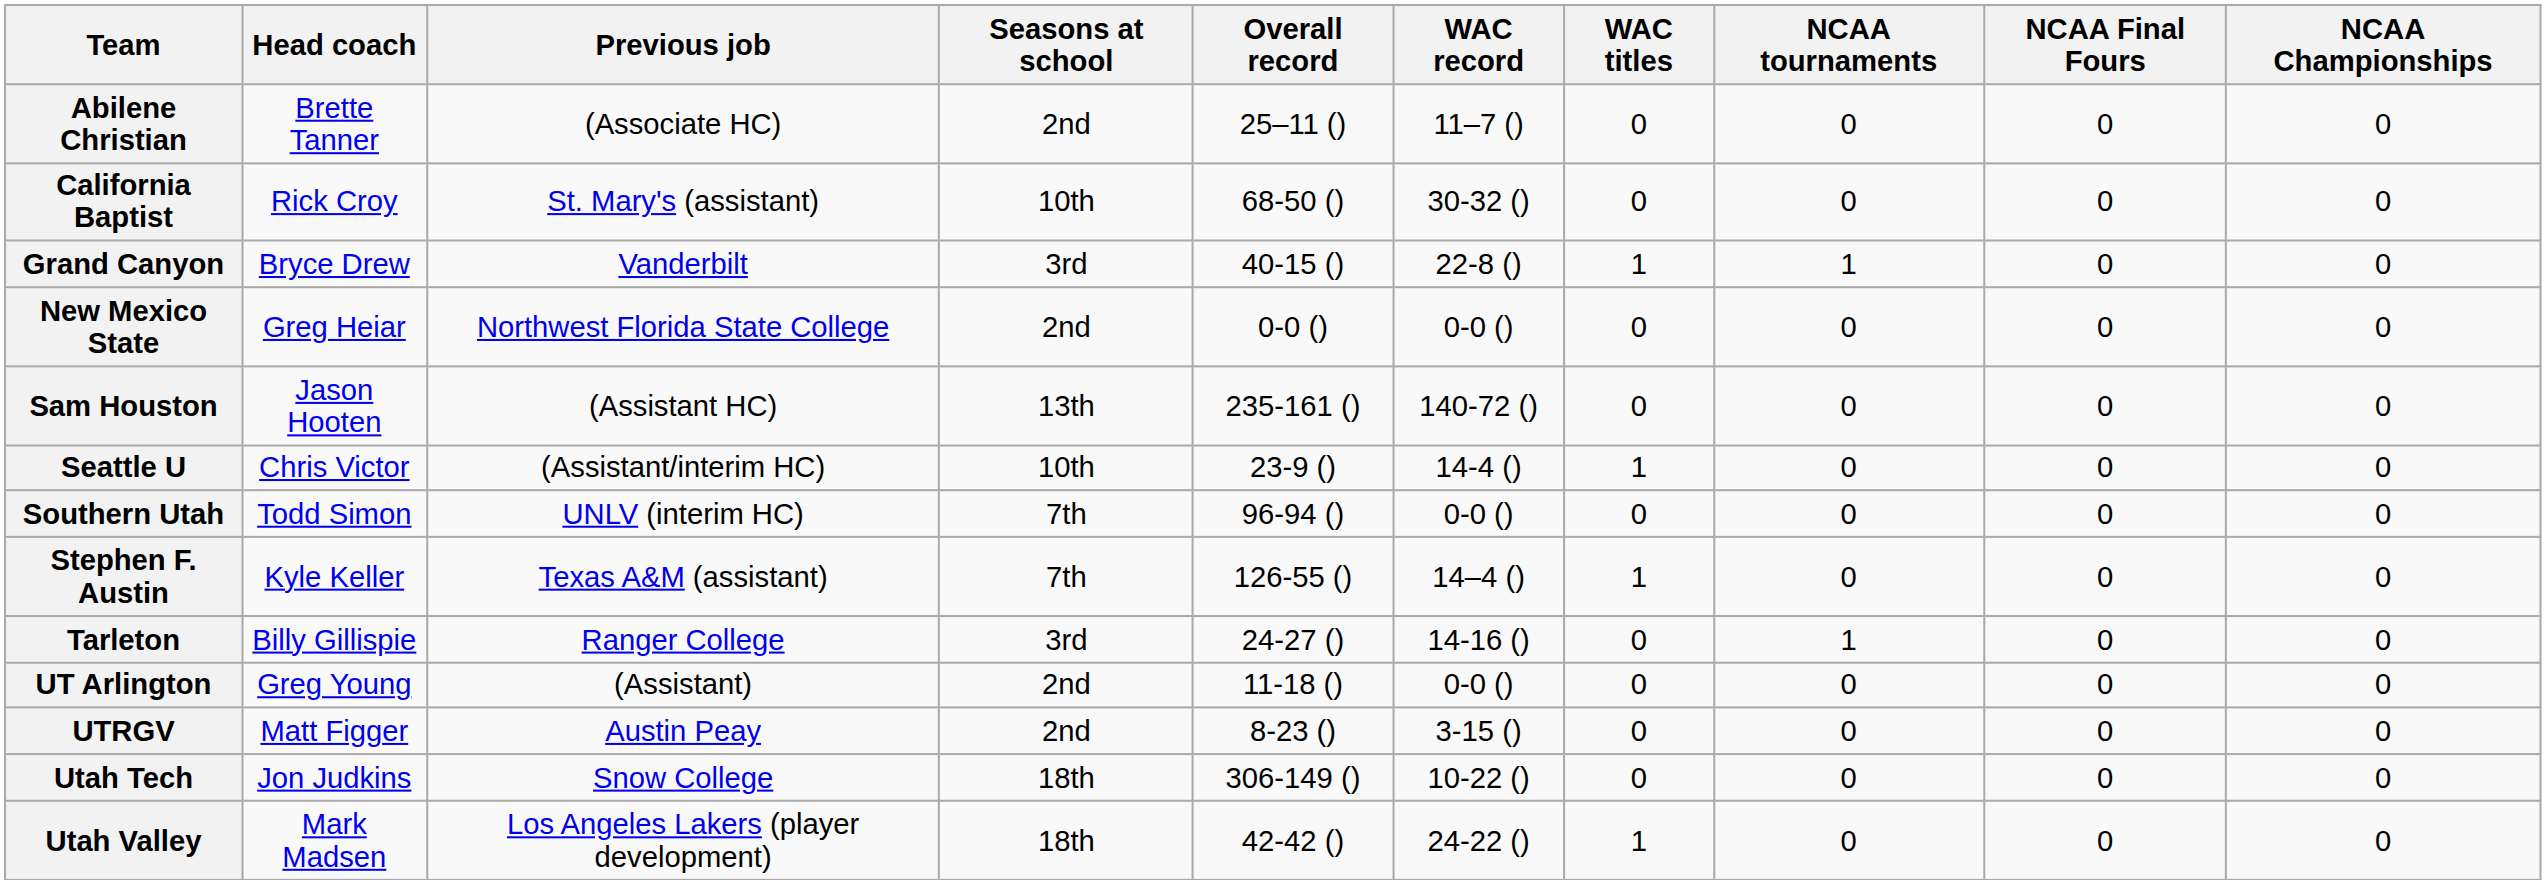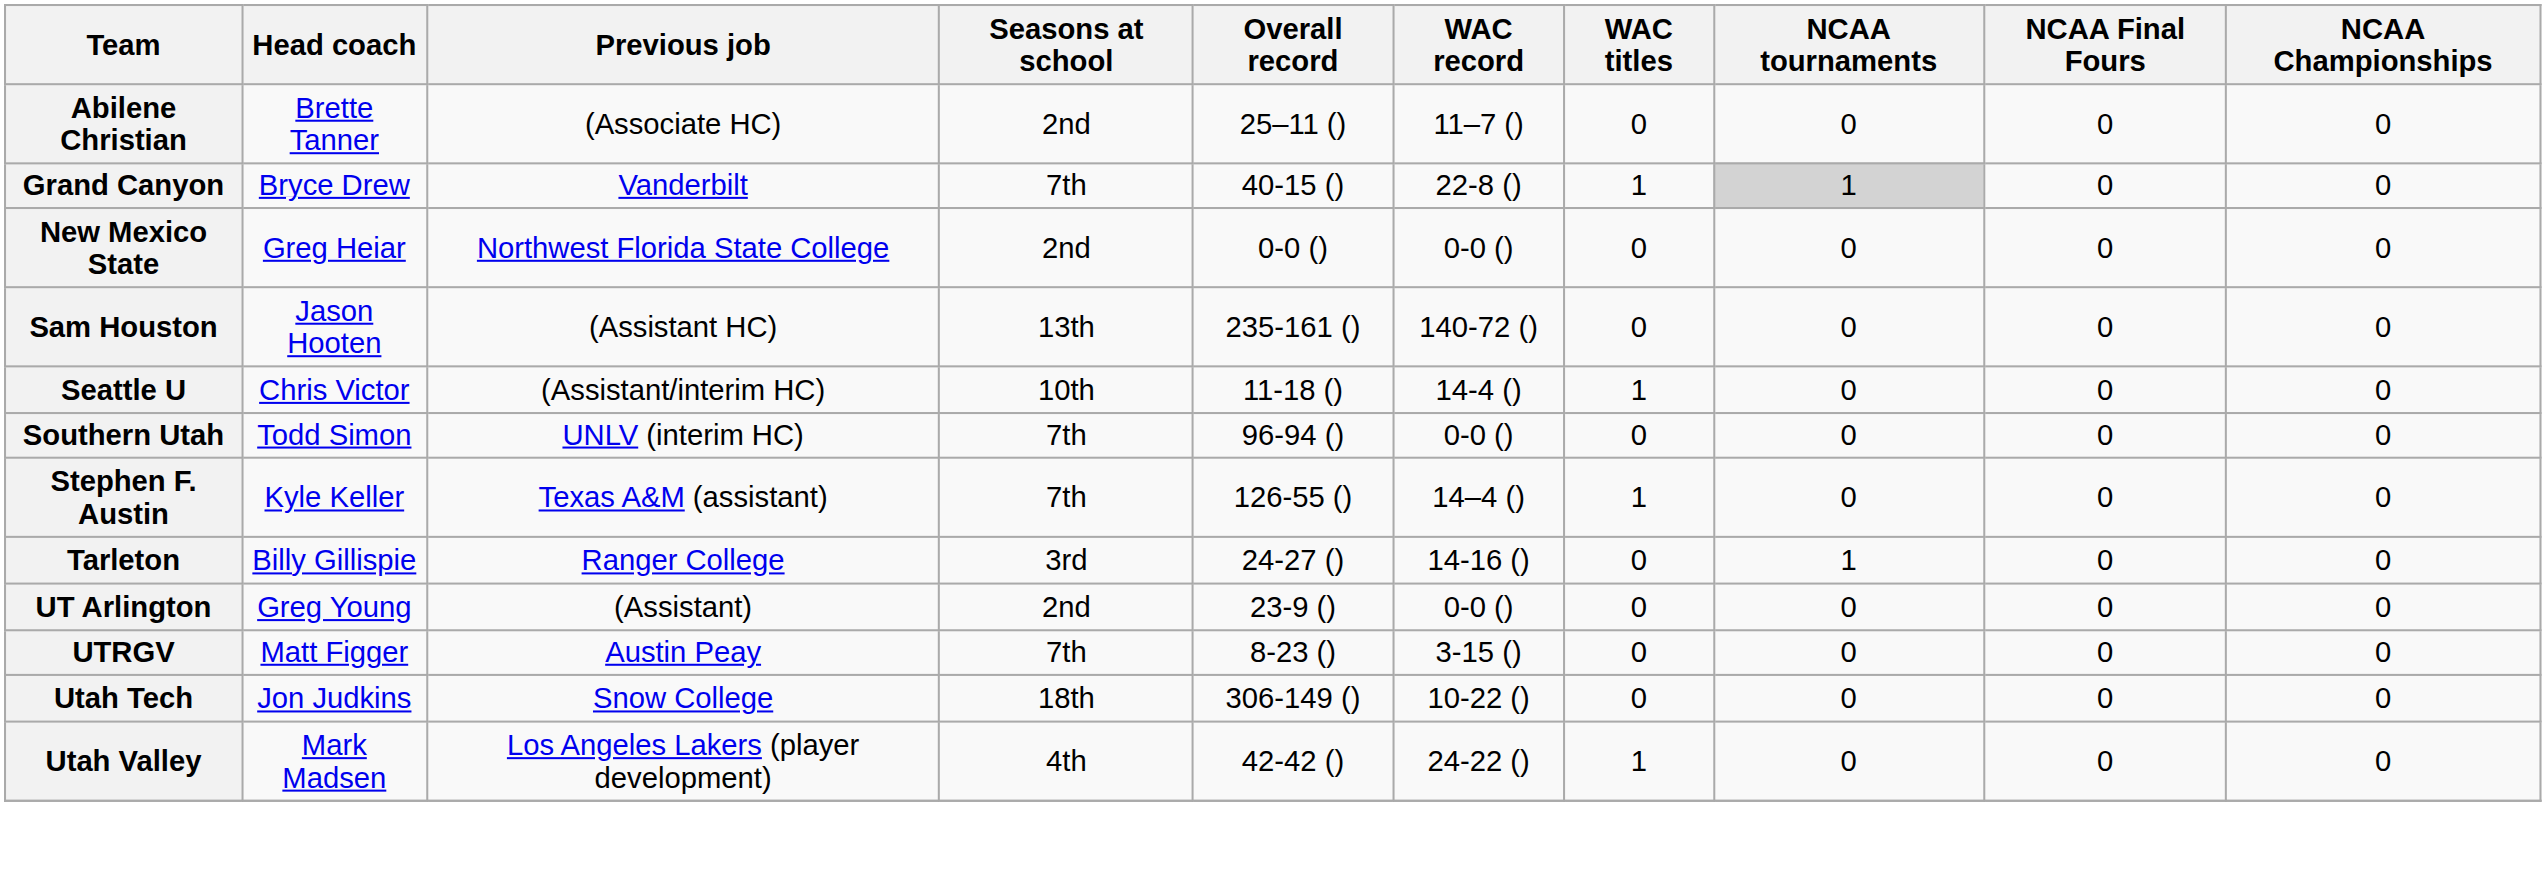- row: (124, 202)
(1066, 264) 3rd -> (1066, 186) 7th
(1849, 264) no background -> (1849, 186) lightgrey background
(1293, 468) 23-9 () -> (1293, 389) 11-18 ()
(1293, 685) 11-18 () -> (1293, 607) 23-9 ()
(1066, 731) 2nd -> (1066, 653) 7th
(1066, 840) 18th -> (1066, 761) 4th
